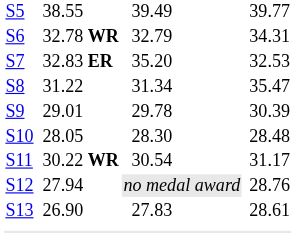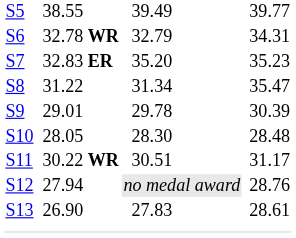(270, 61) 32.53 -> (270, 61) 35.23
(152, 160) 30.54 -> (152, 160) 30.51
